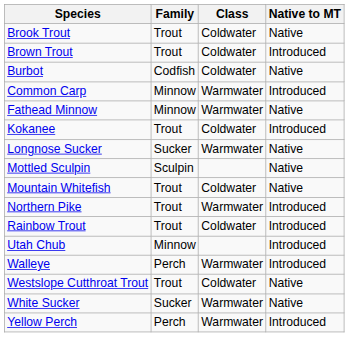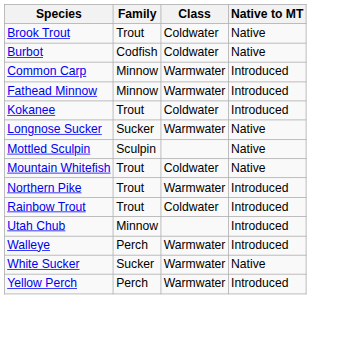- row: (40, 52)
(286, 110) Native -> (260, 91) Introduced
- row: (78, 284)
